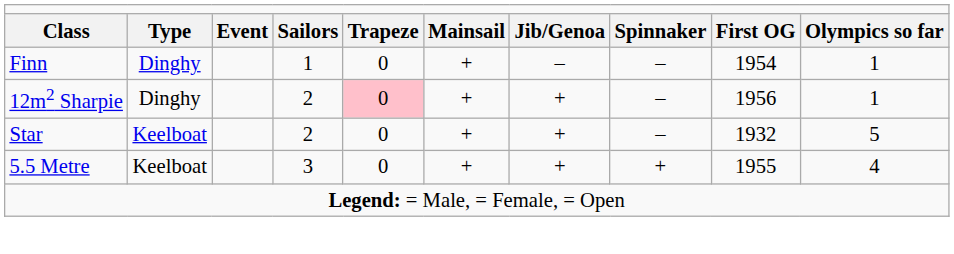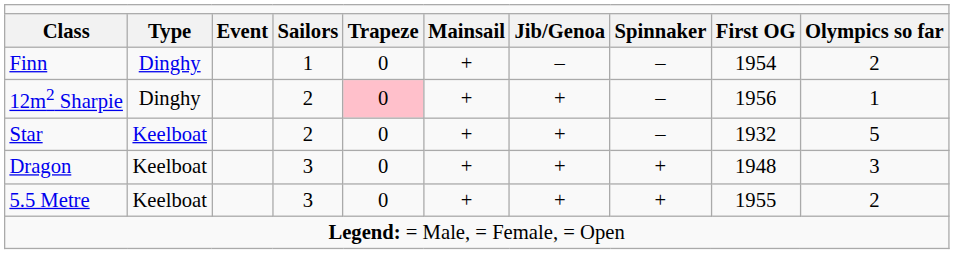(874, 63) 1 -> (874, 63) 2
+ row: (40, 166)
(874, 166) 4 -> (874, 199) 2
